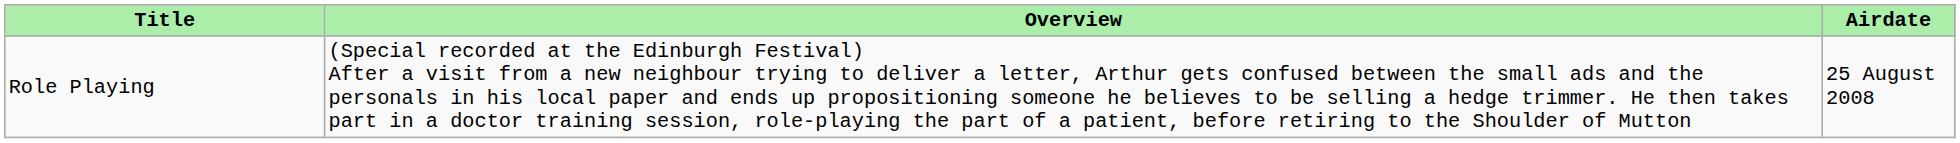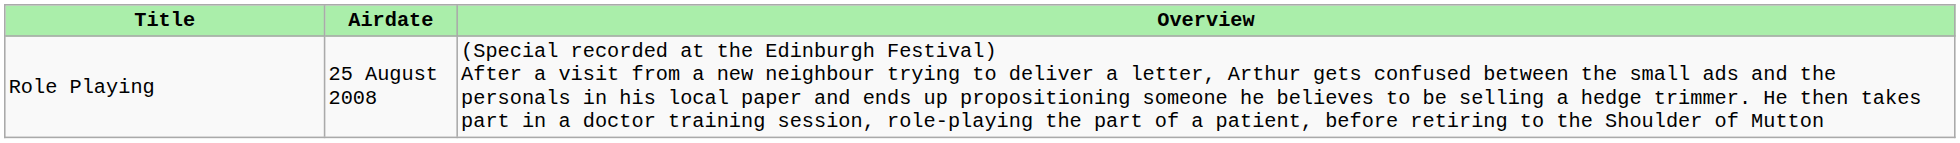columns swapped: (1888, 20) <-> (1073, 20)
